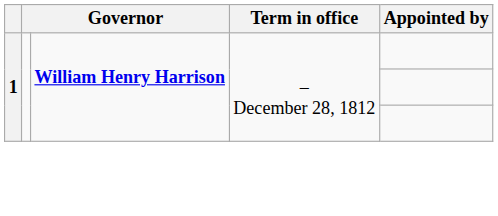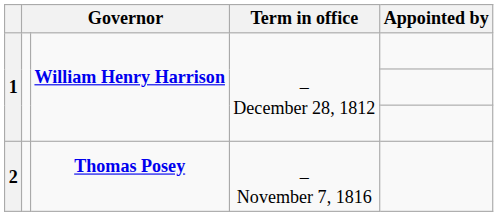+ row: (13, 176)
